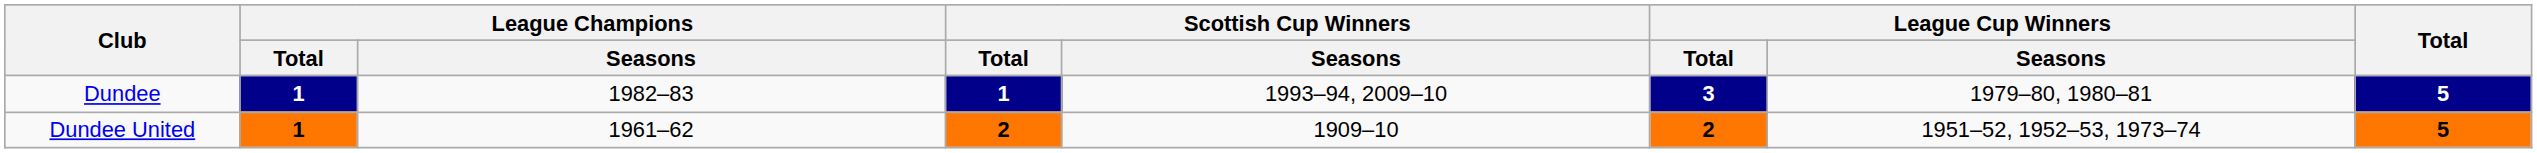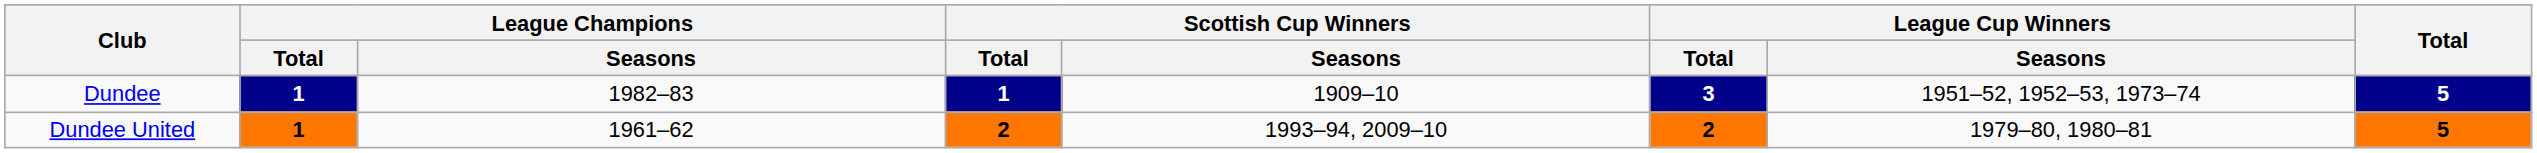(1356, 94) 1993–94, 2009–10 -> (1356, 94) 1909–10
(2061, 94) 1979–80, 1980–81 -> (2061, 94) 1951–52, 1952–53, 1973–74
(1356, 129) 1909–10 -> (1356, 129) 1993–94, 2009–10
(2061, 129) 1951–52, 1952–53, 1973–74 -> (2061, 129) 1979–80, 1980–81
